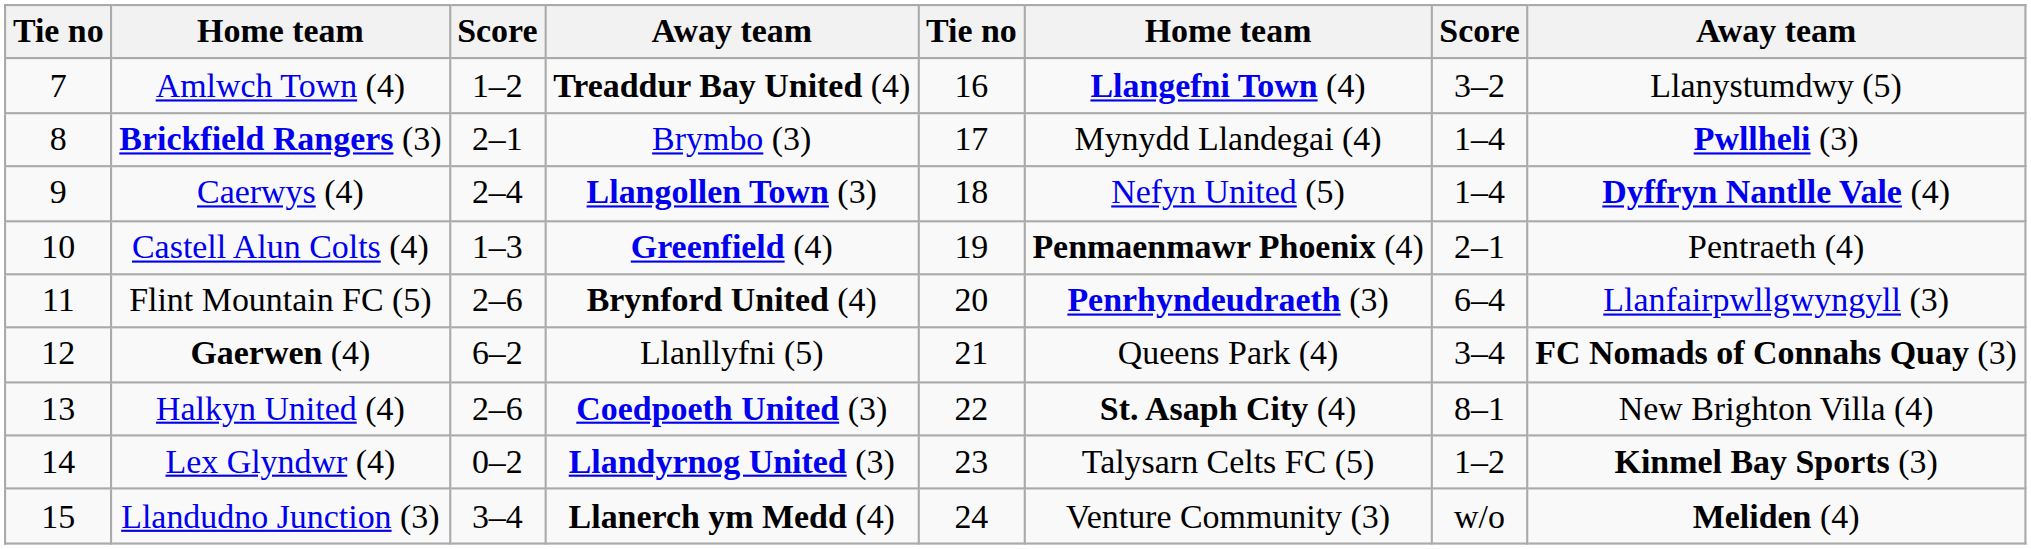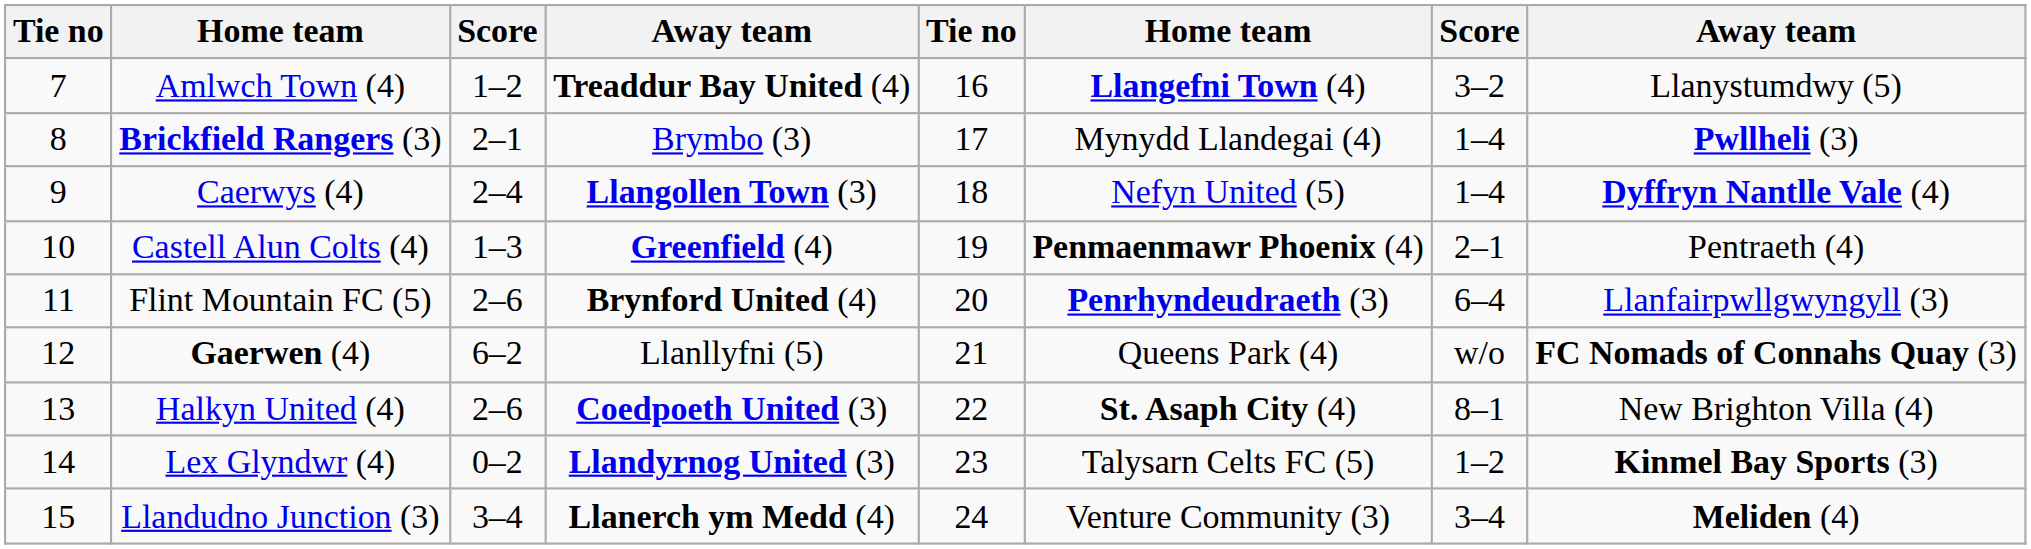(1480, 354) 3–4 -> (1480, 354) w/o
(1480, 515) w/o -> (1480, 515) 3–4
